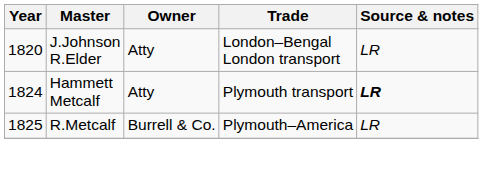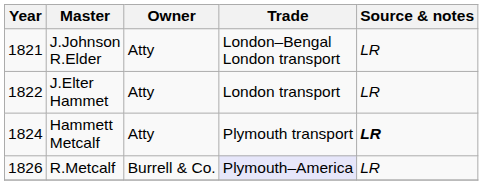(25, 50) 1820 -> (25, 50) 1821
+ row: (79, 92)
(25, 125) 1825 -> (25, 167) 1826
(288, 125) no background -> (288, 167) lavender background
